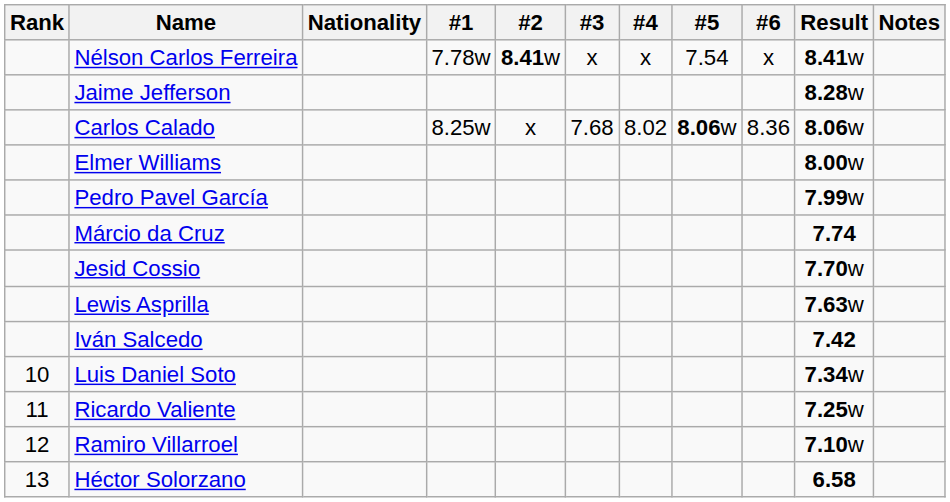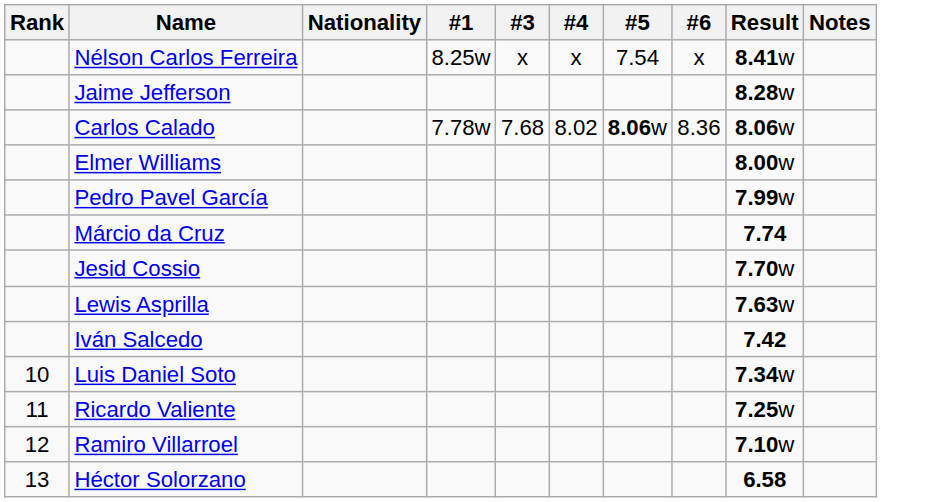- column: (531, 22)
(461, 58) 7.78w -> (461, 58) 8.25w
(461, 128) 8.25w -> (461, 128) 7.78w
